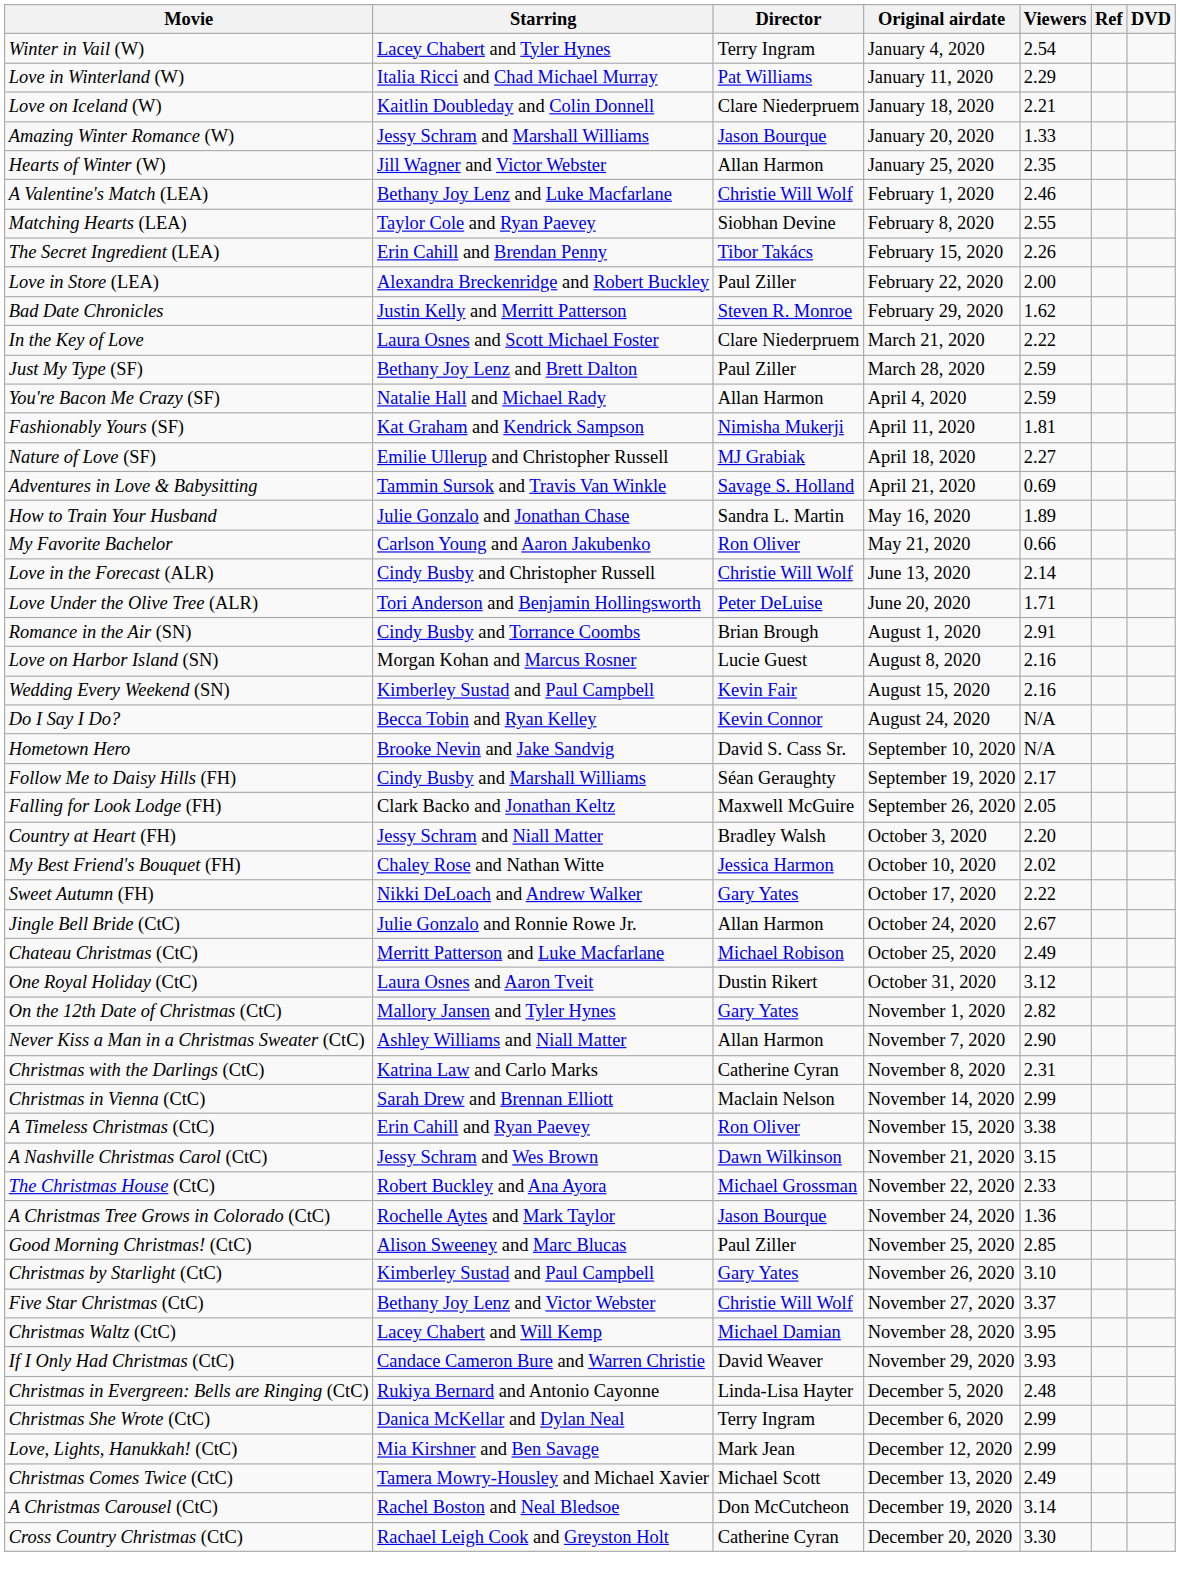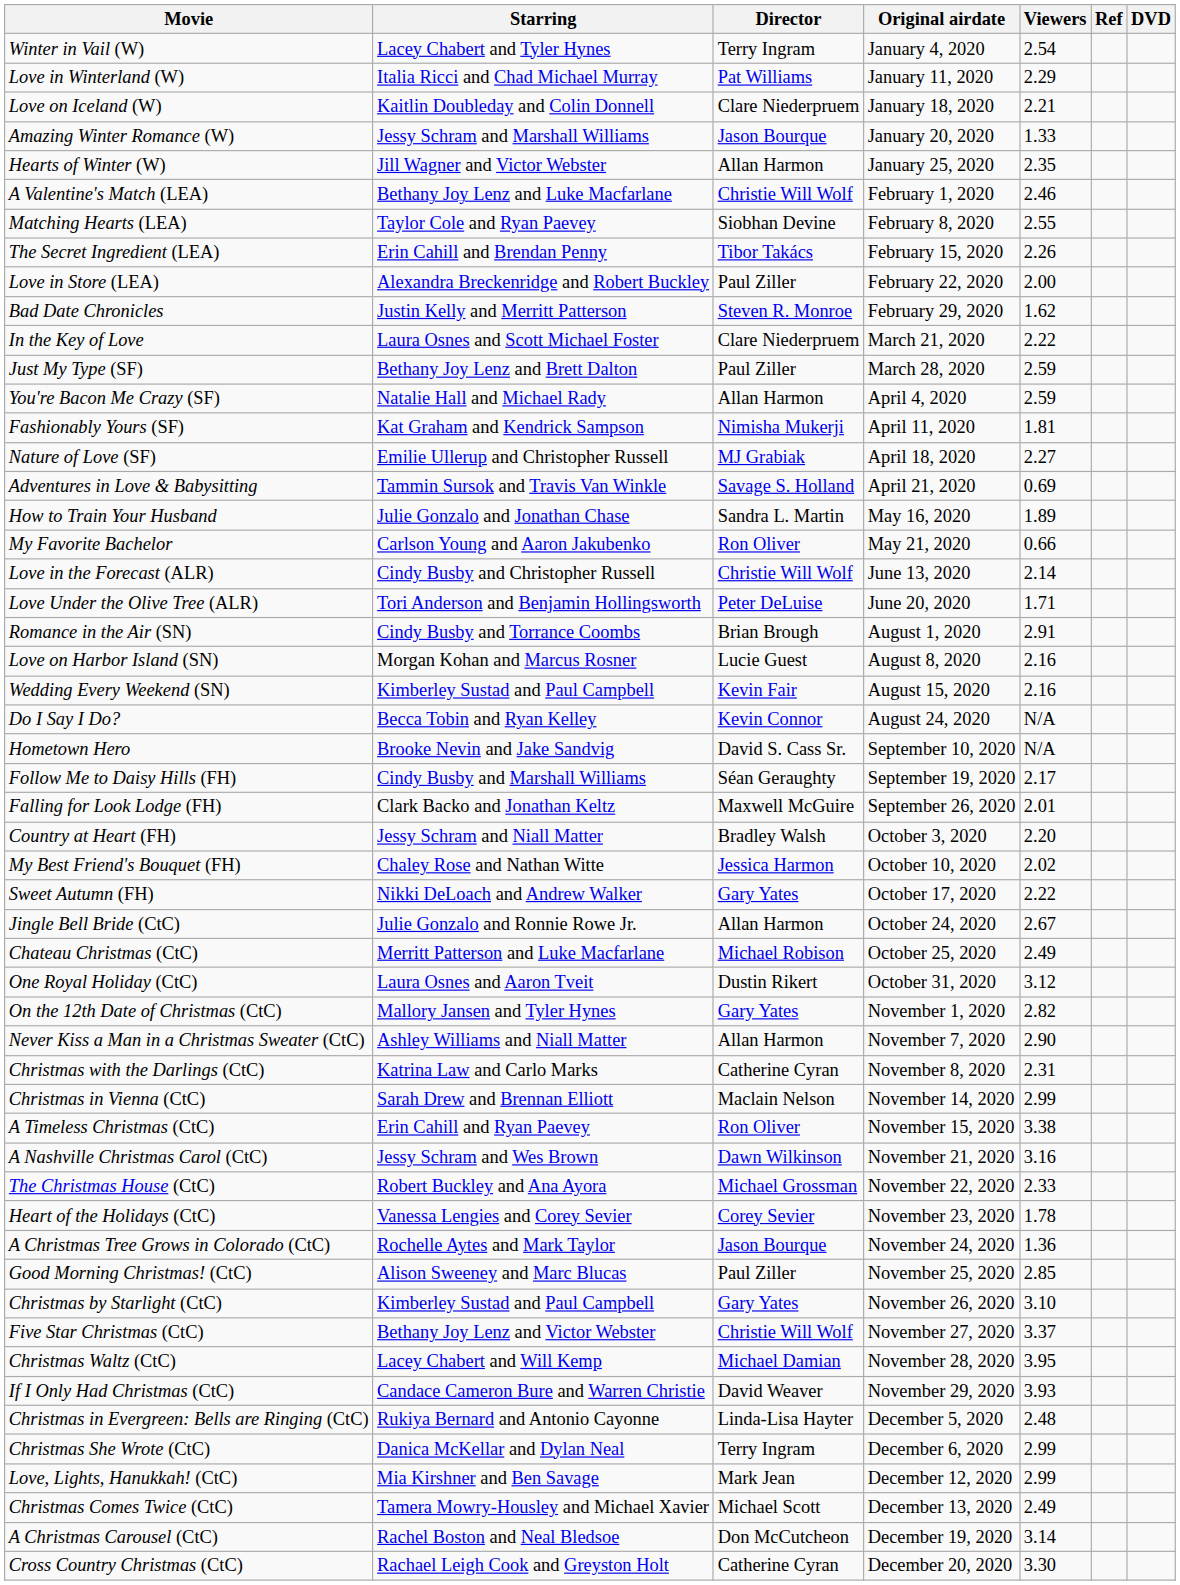(1040, 806) 2.05 -> (1040, 806) 2.01
(1040, 1157) 3.15 -> (1040, 1157) 3.16
+ row: (112, 1215)
